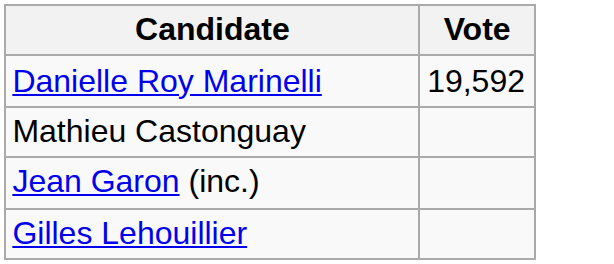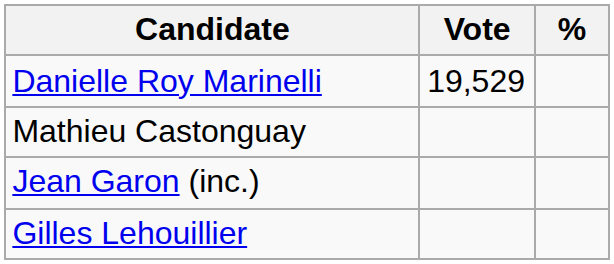+ column: (572, 29)
(476, 80) 19,592 -> (476, 80) 19,529
